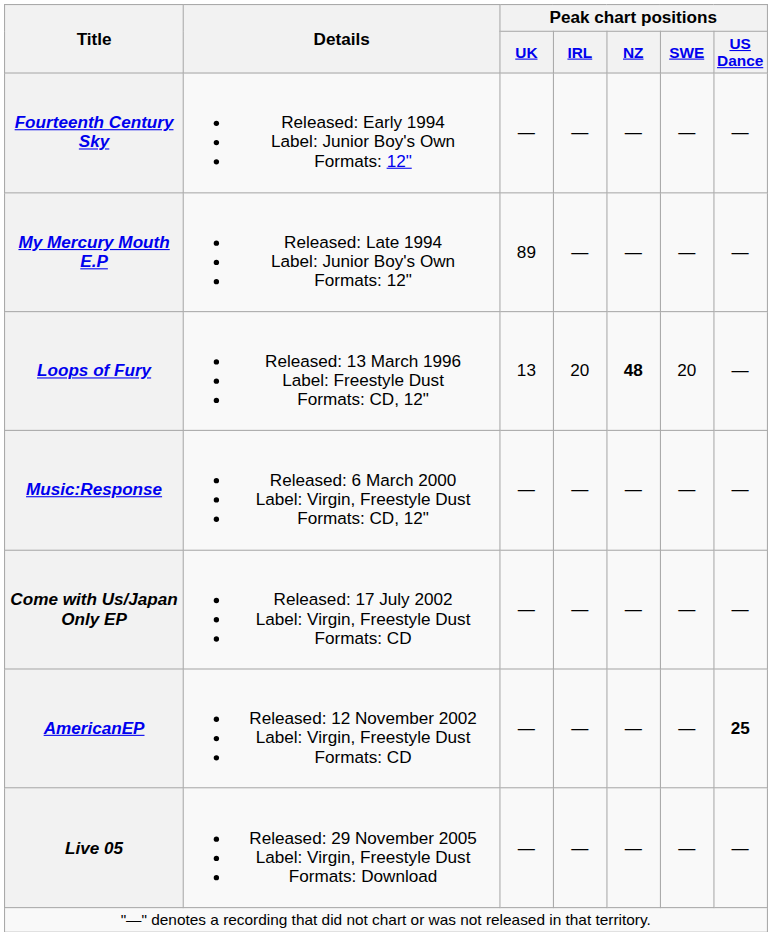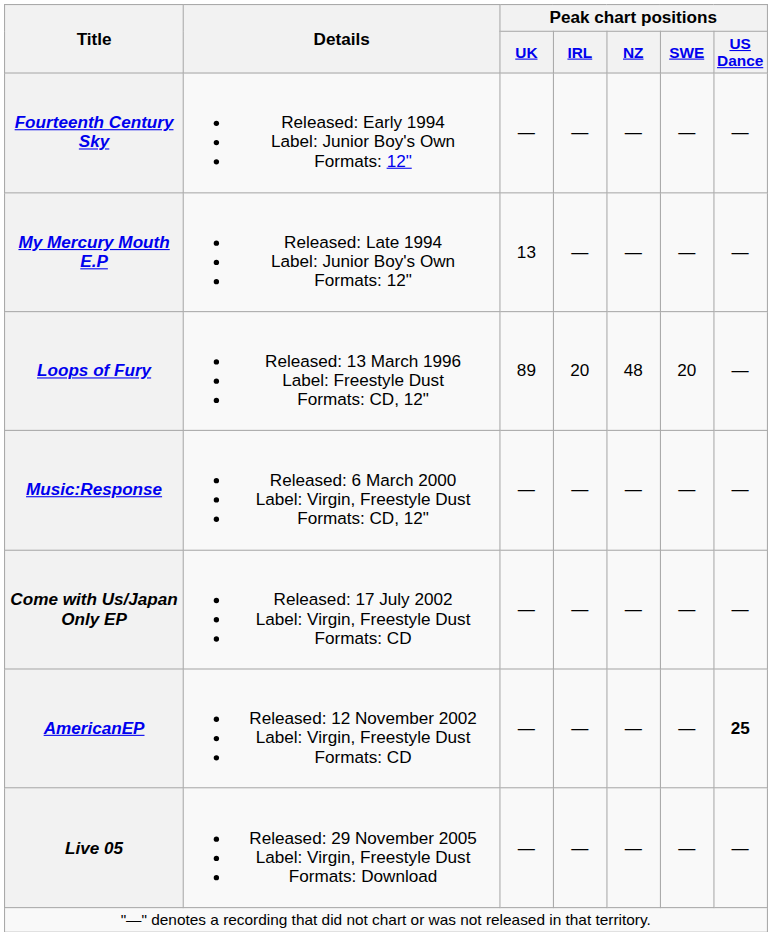(526, 251) 89 -> (526, 251) 13
(526, 371) 13 -> (526, 371) 89
(633, 371) bold -> (633, 371) normal
